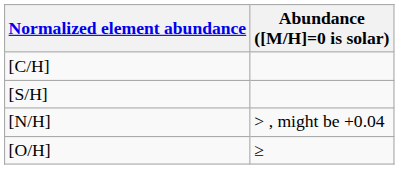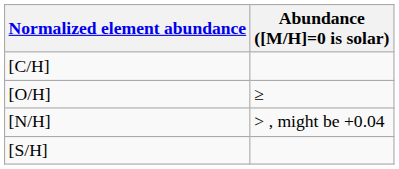rows swapped: (30, 149) <-> (28, 94)
